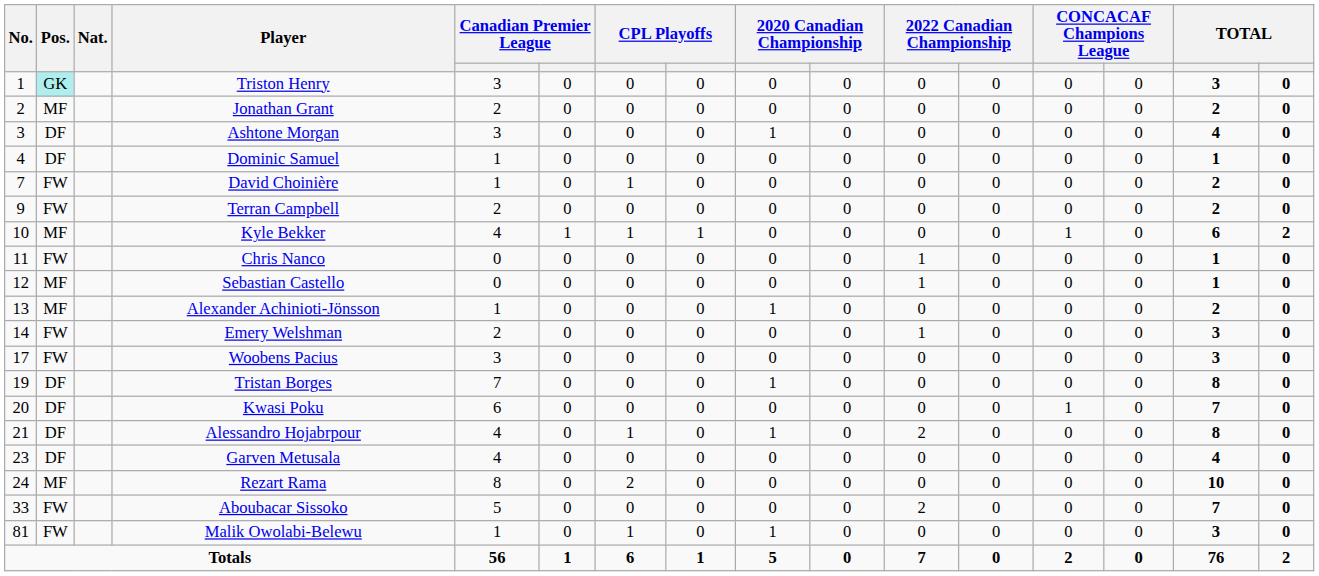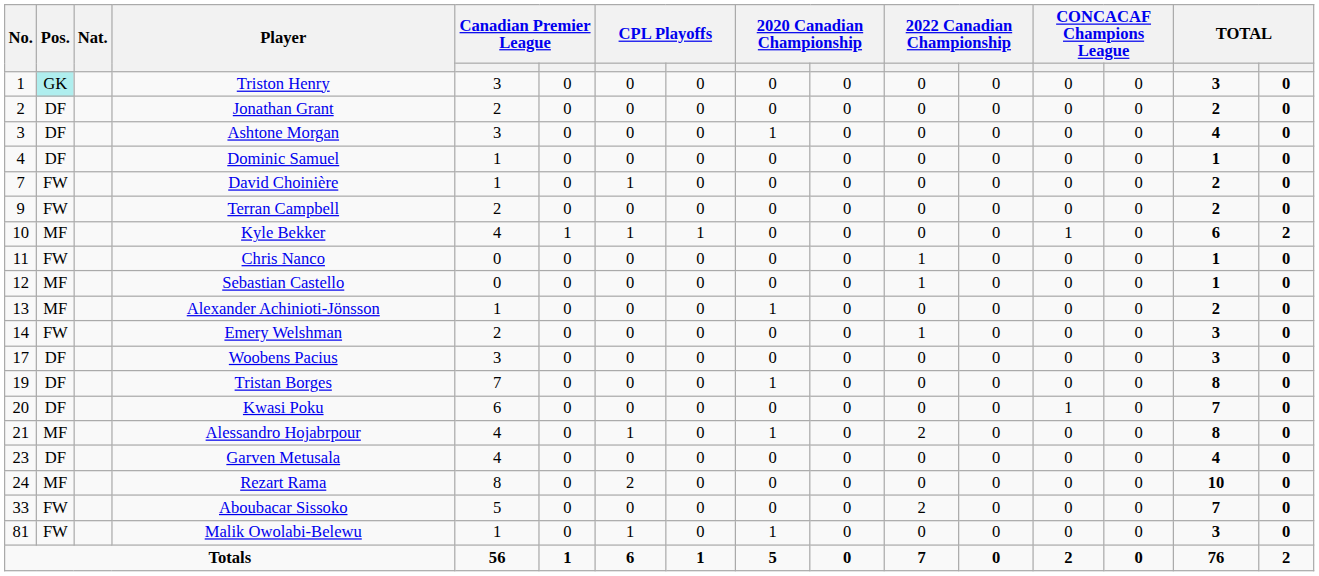(55, 108) MF -> (55, 108) DF
(55, 357) FW -> (55, 357) DF
(55, 432) DF -> (55, 432) MF
